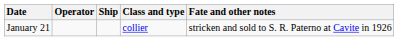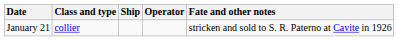columns swapped: (74, 12) <-> (153, 12)
